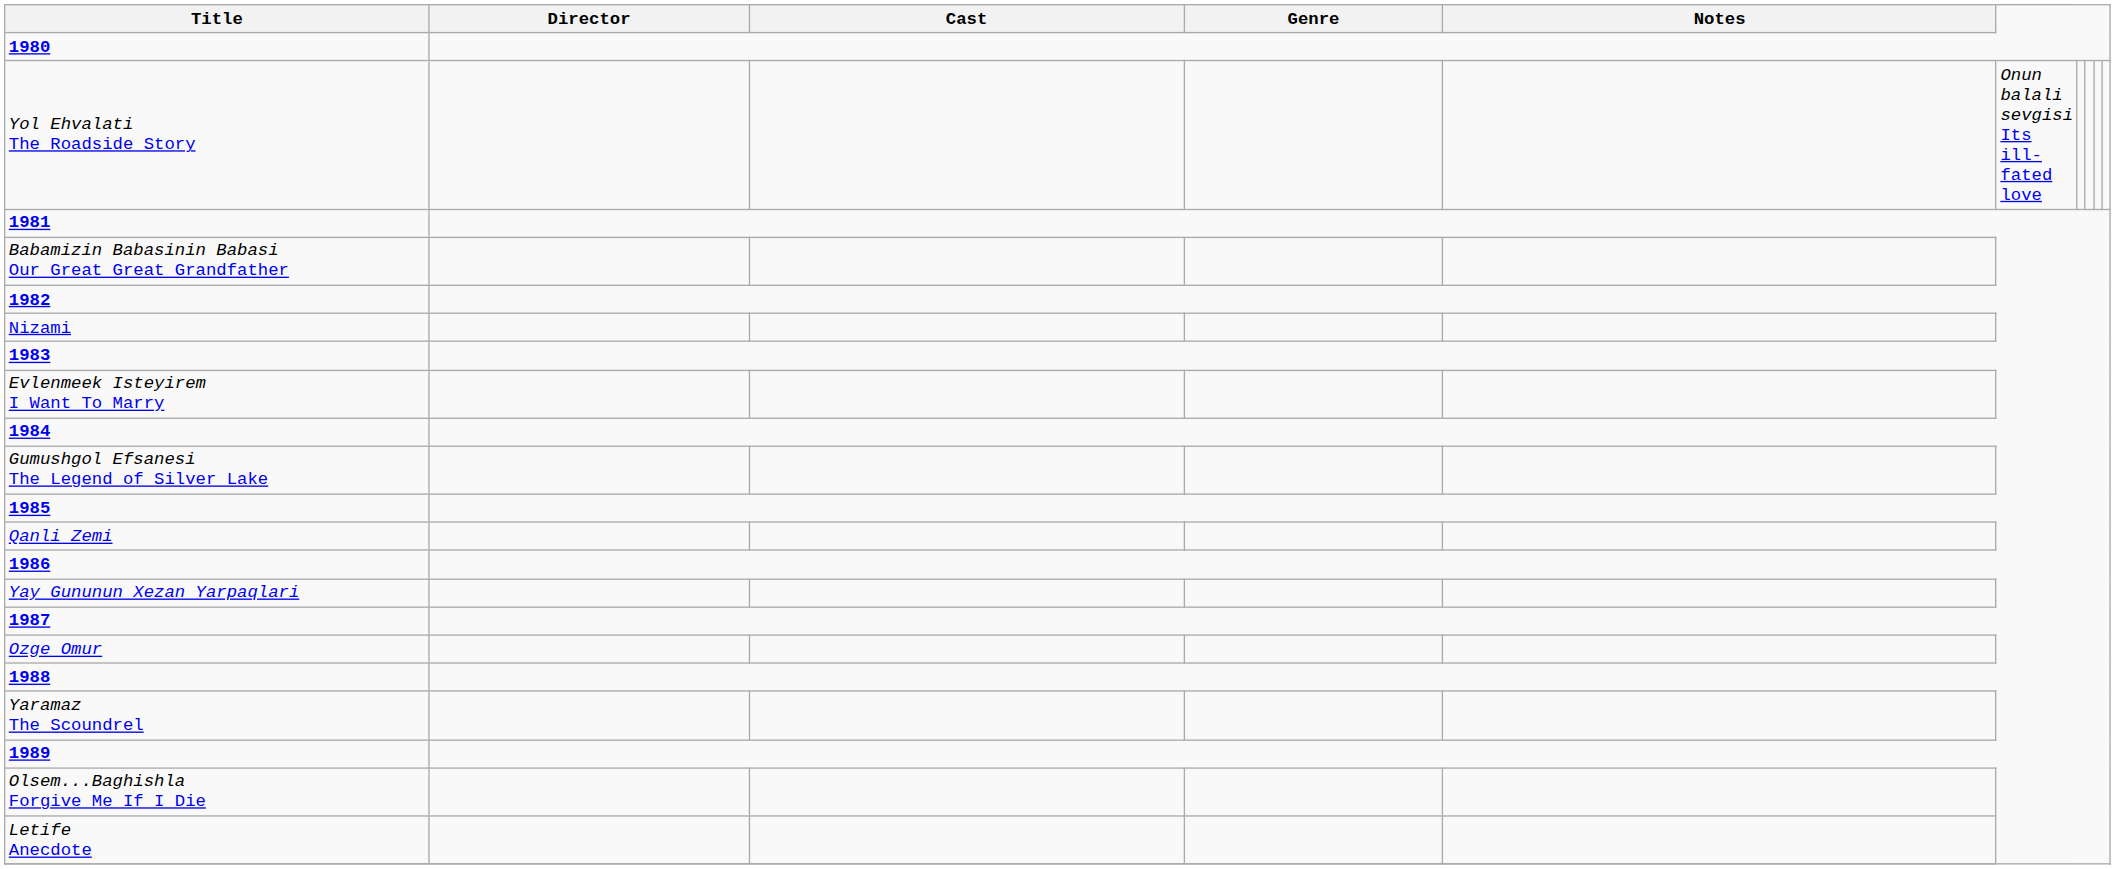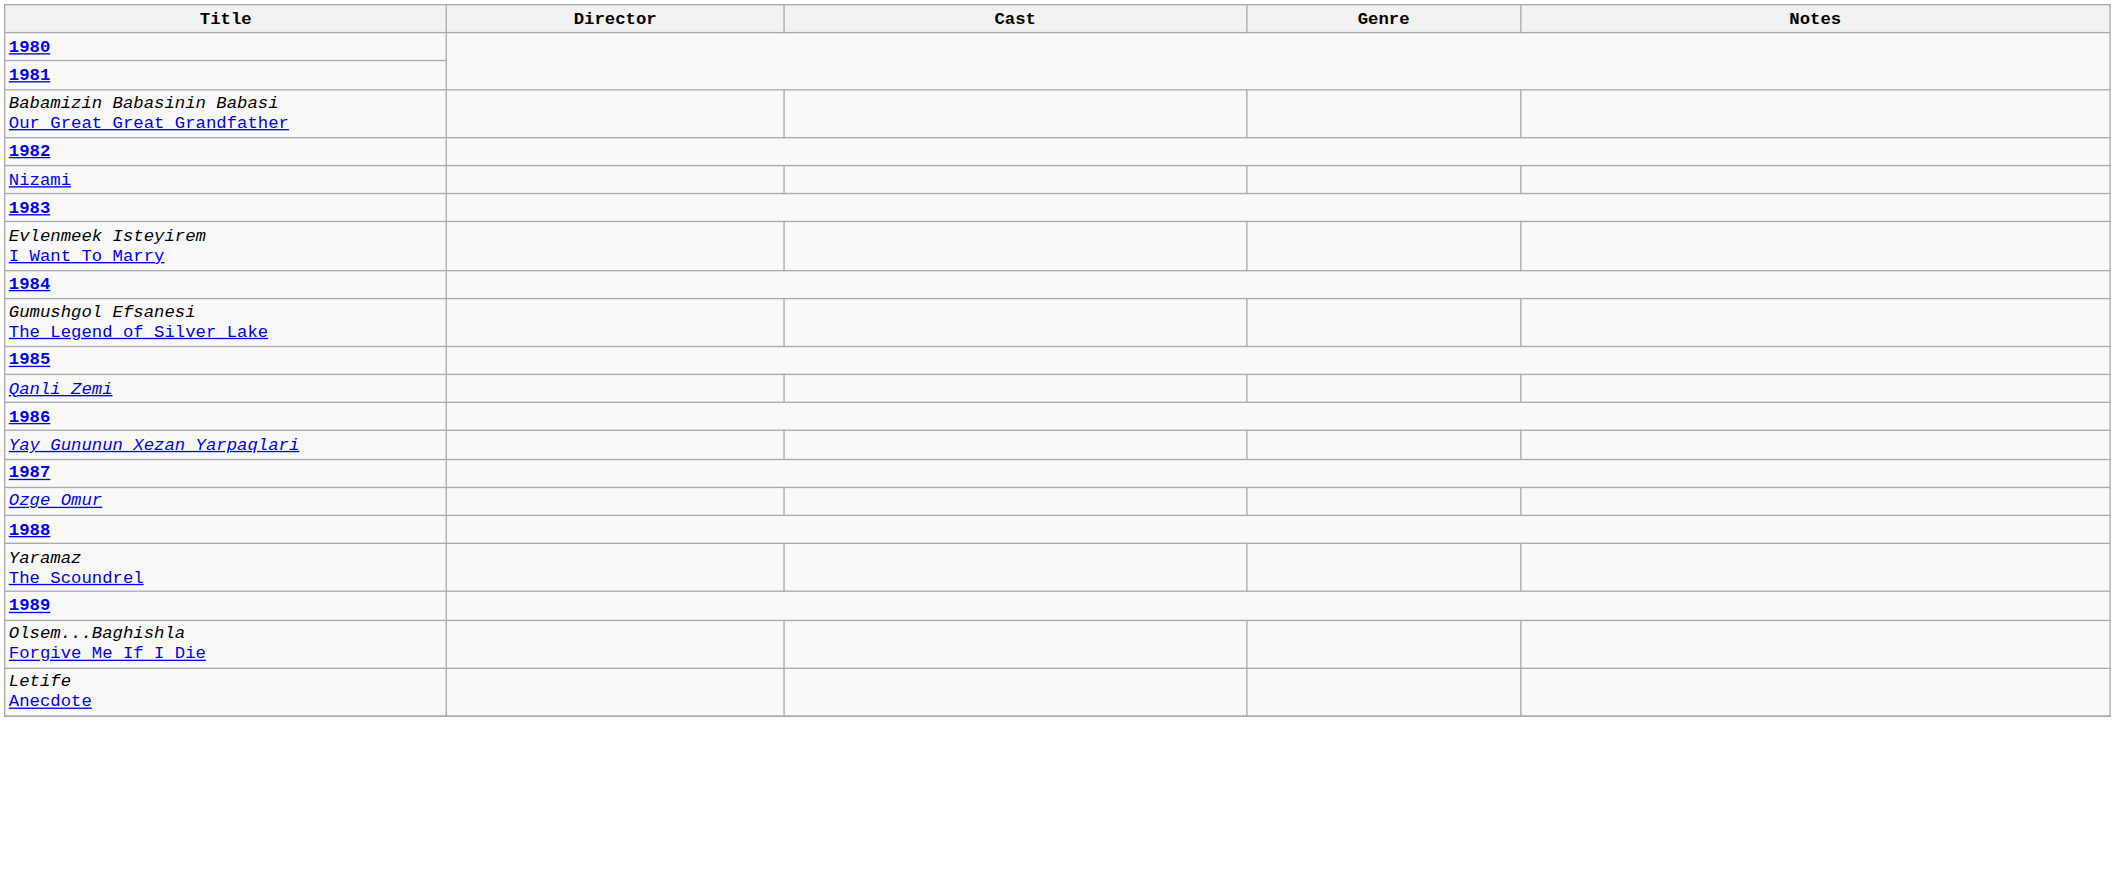- row: (102, 135)
